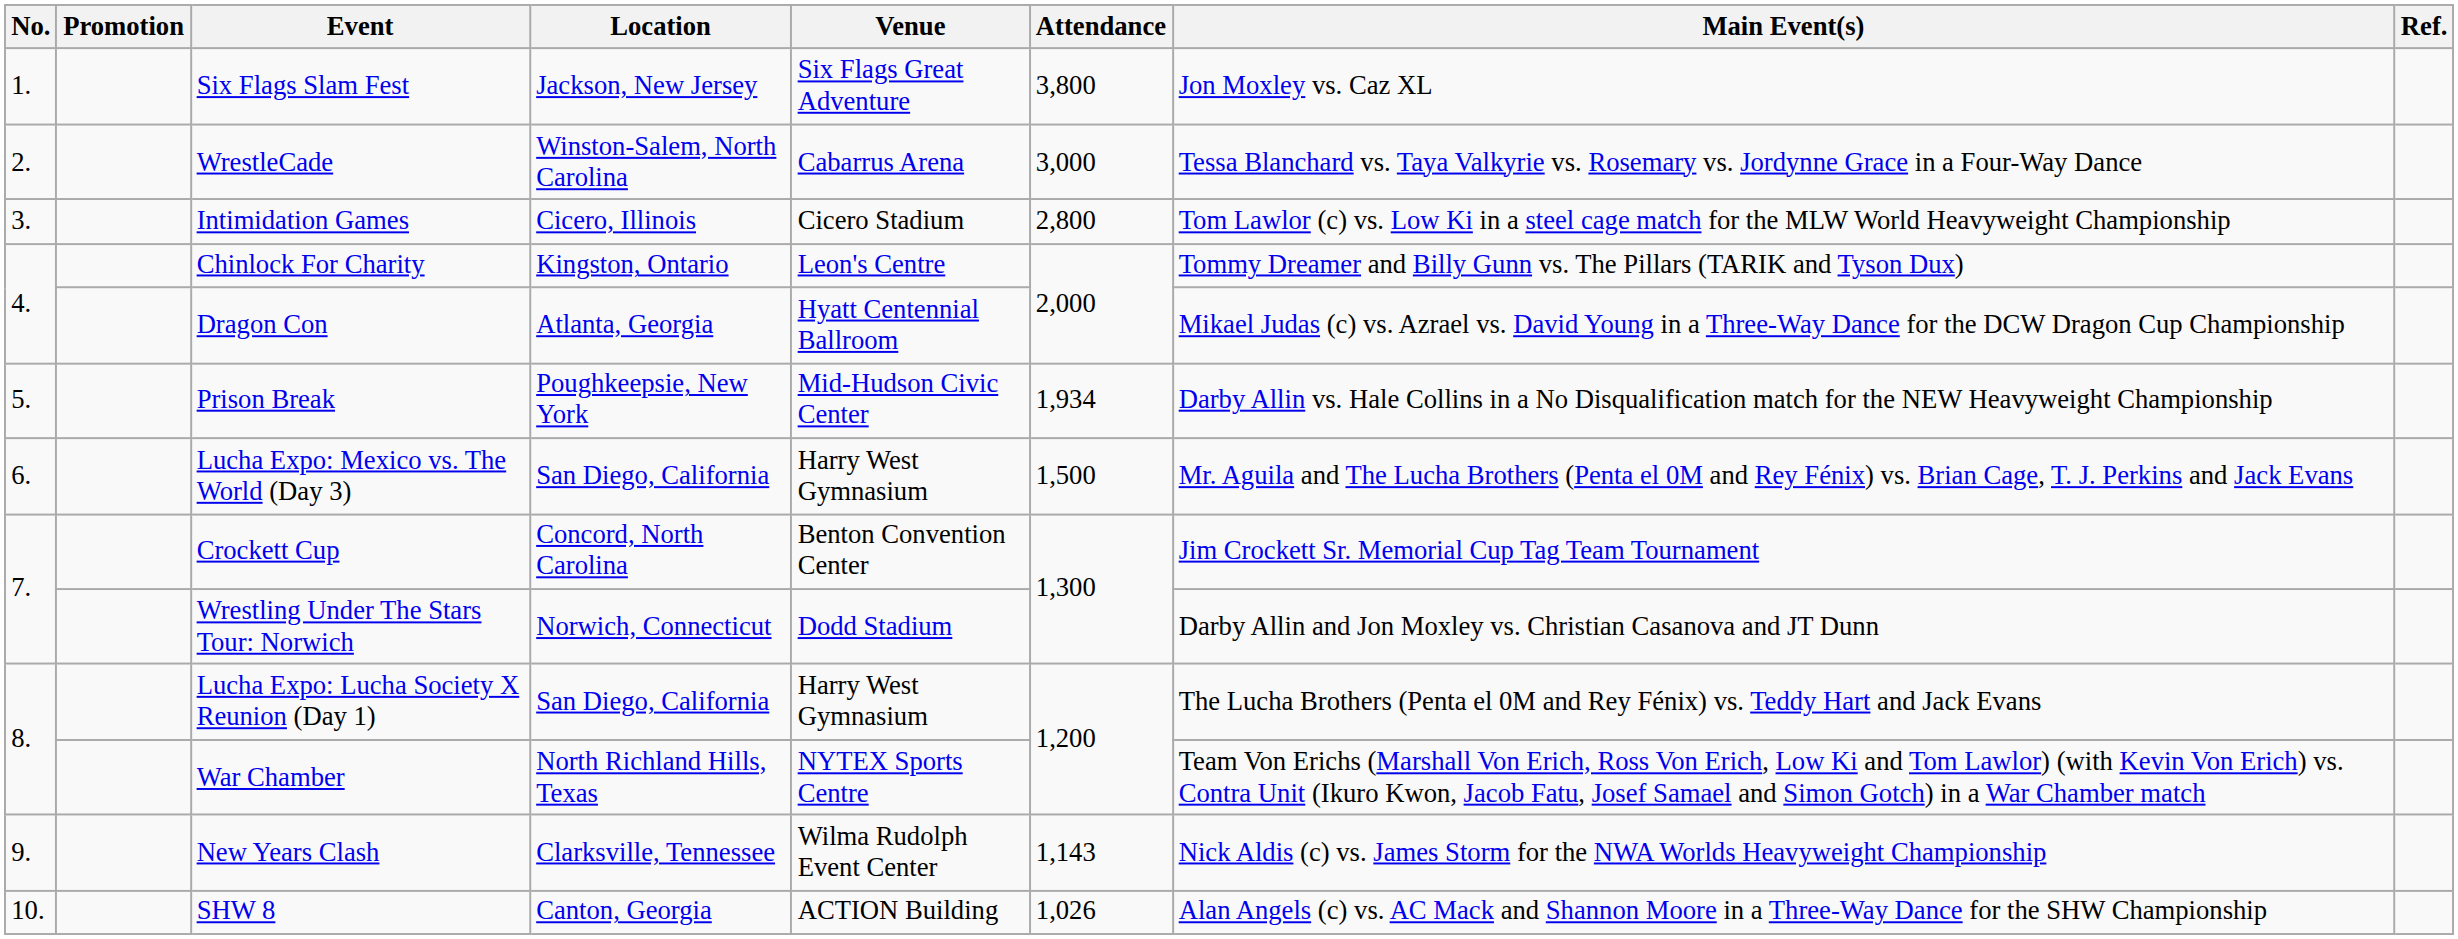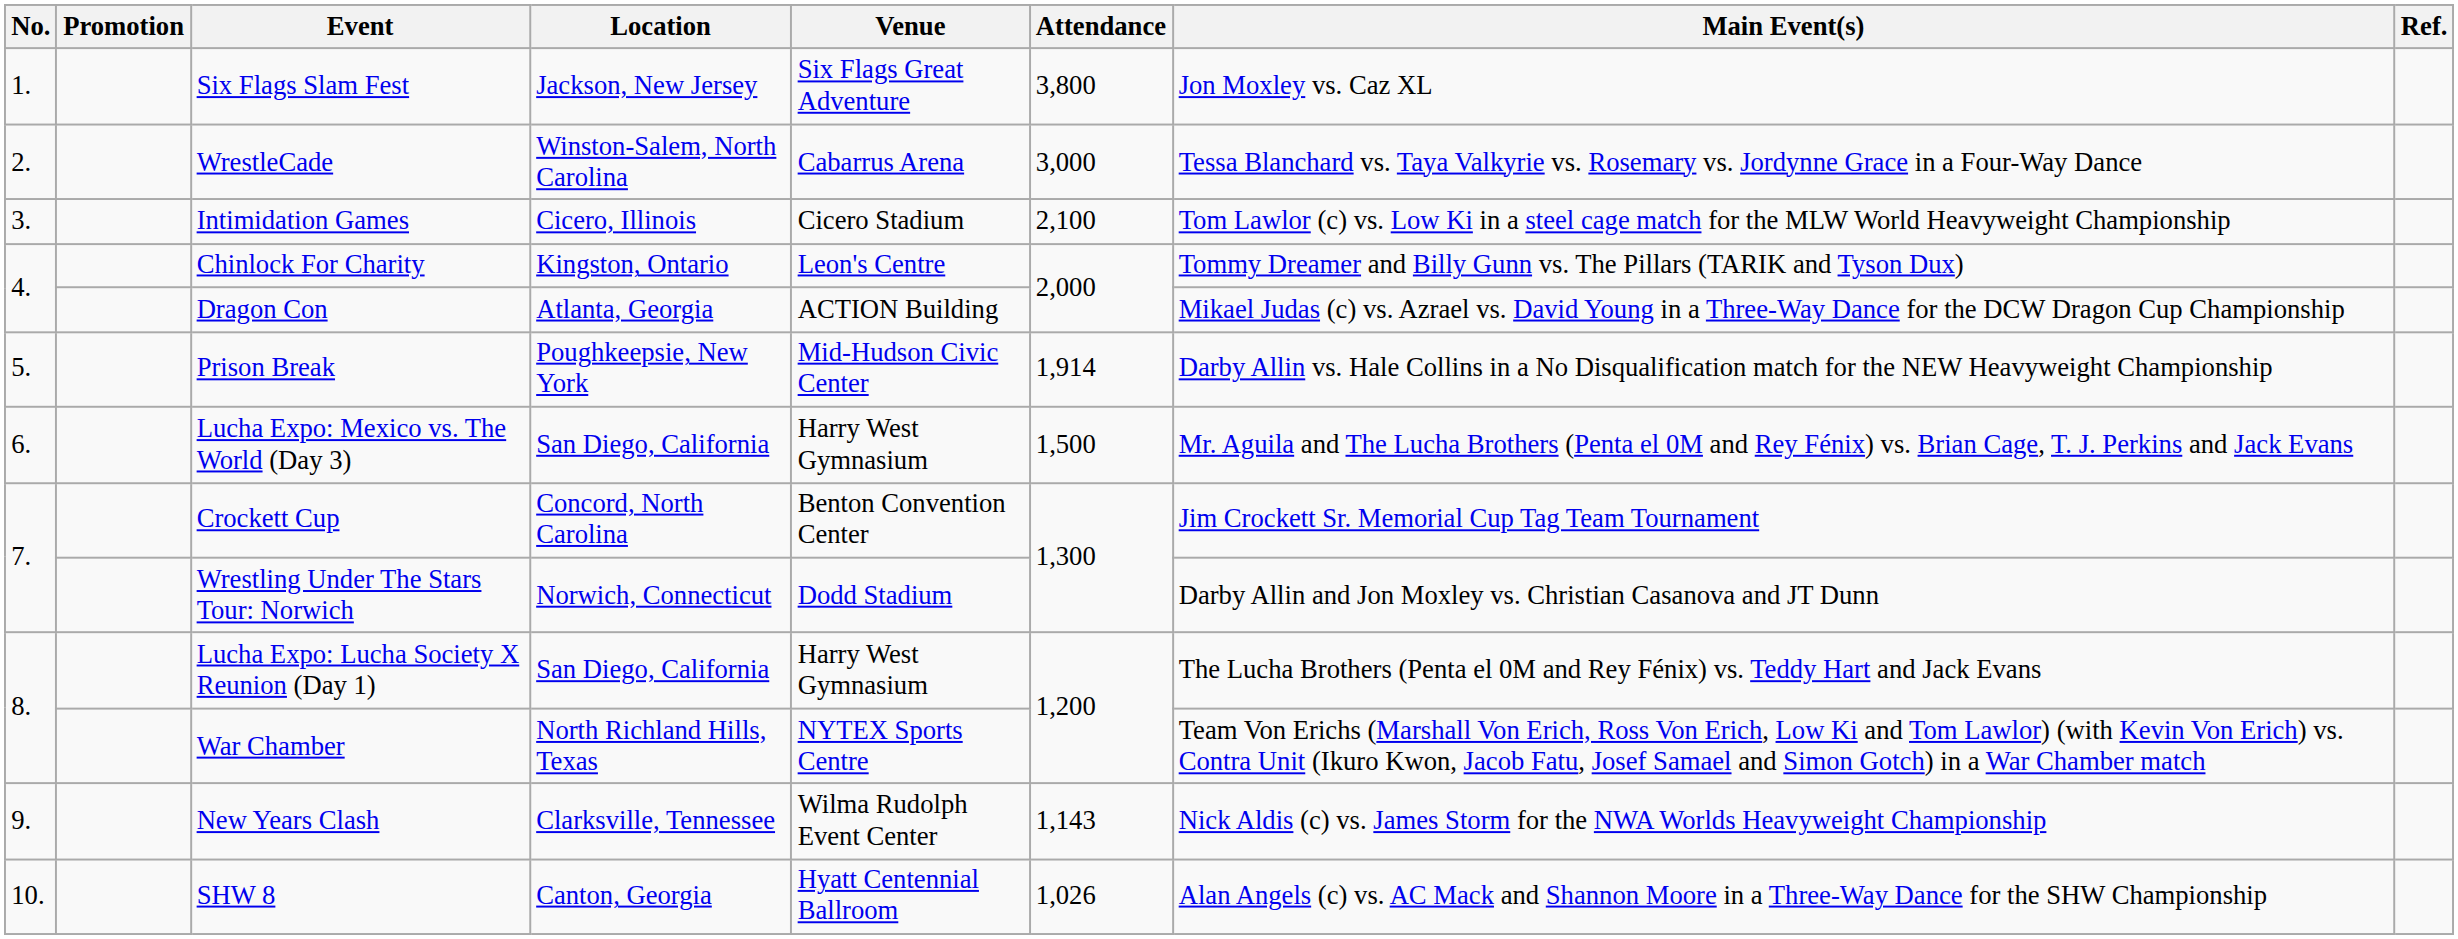(1066, 220) 2,800 -> (1066, 220) 2,100
(888, 324) Hyatt Centennial Ballroom -> (898, 308) ACTION Building
(1066, 399) 1,934 -> (1066, 368) 1,914
(898, 911) ACTION Building -> (888, 895) Hyatt Centennial Ballroom
